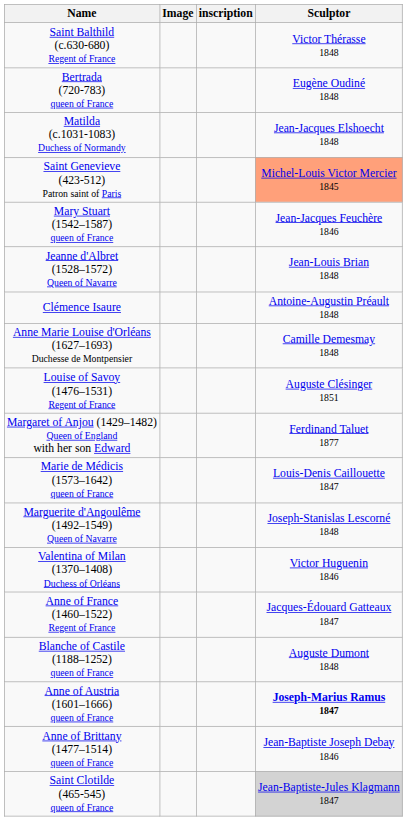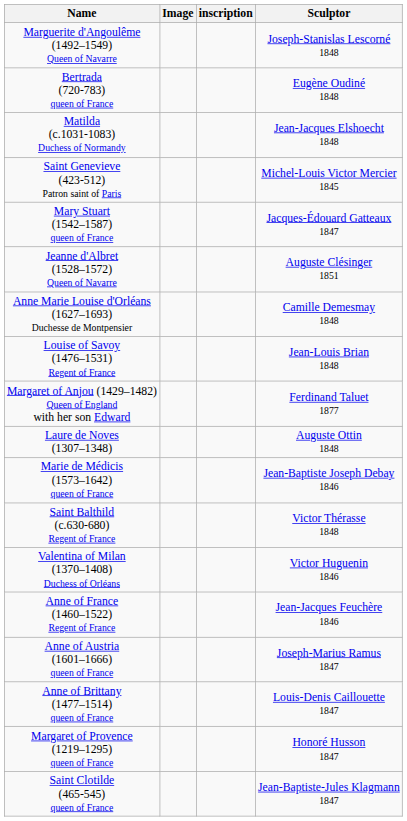rows swapped: (82, 45) <-> (82, 525)
(329, 179) lightsalmon background -> (329, 179) no background
(329, 224) Jean-Jacques Feuchère 1846 -> (329, 224) Jacques-Édouard Gatteaux 1847
(329, 269) Jean-Louis Brian 1848 -> (329, 269) Auguste Clésinger 1851
- row: (82, 307)
(329, 390) Auguste Clésinger 1851 -> (329, 359) Jean-Louis Brian 1848
+ row: (82, 442)
(329, 480) Louis-Denis Caillouette 1847 -> (329, 480) Jean-Baptiste Joseph Debay 1846
(329, 614) Jacques-Édouard Gatteaux 1847 -> (329, 614) Jean-Jacques Feuchère 1846
- row: (82, 659)
(329, 704) bold -> (329, 659) normal
(329, 749) Jean-Baptiste Joseph Debay 1846 -> (329, 704) Louis-Denis Caillouette 1847
+ row: (82, 749)
(329, 793) lightgrey background -> (329, 793) no background
